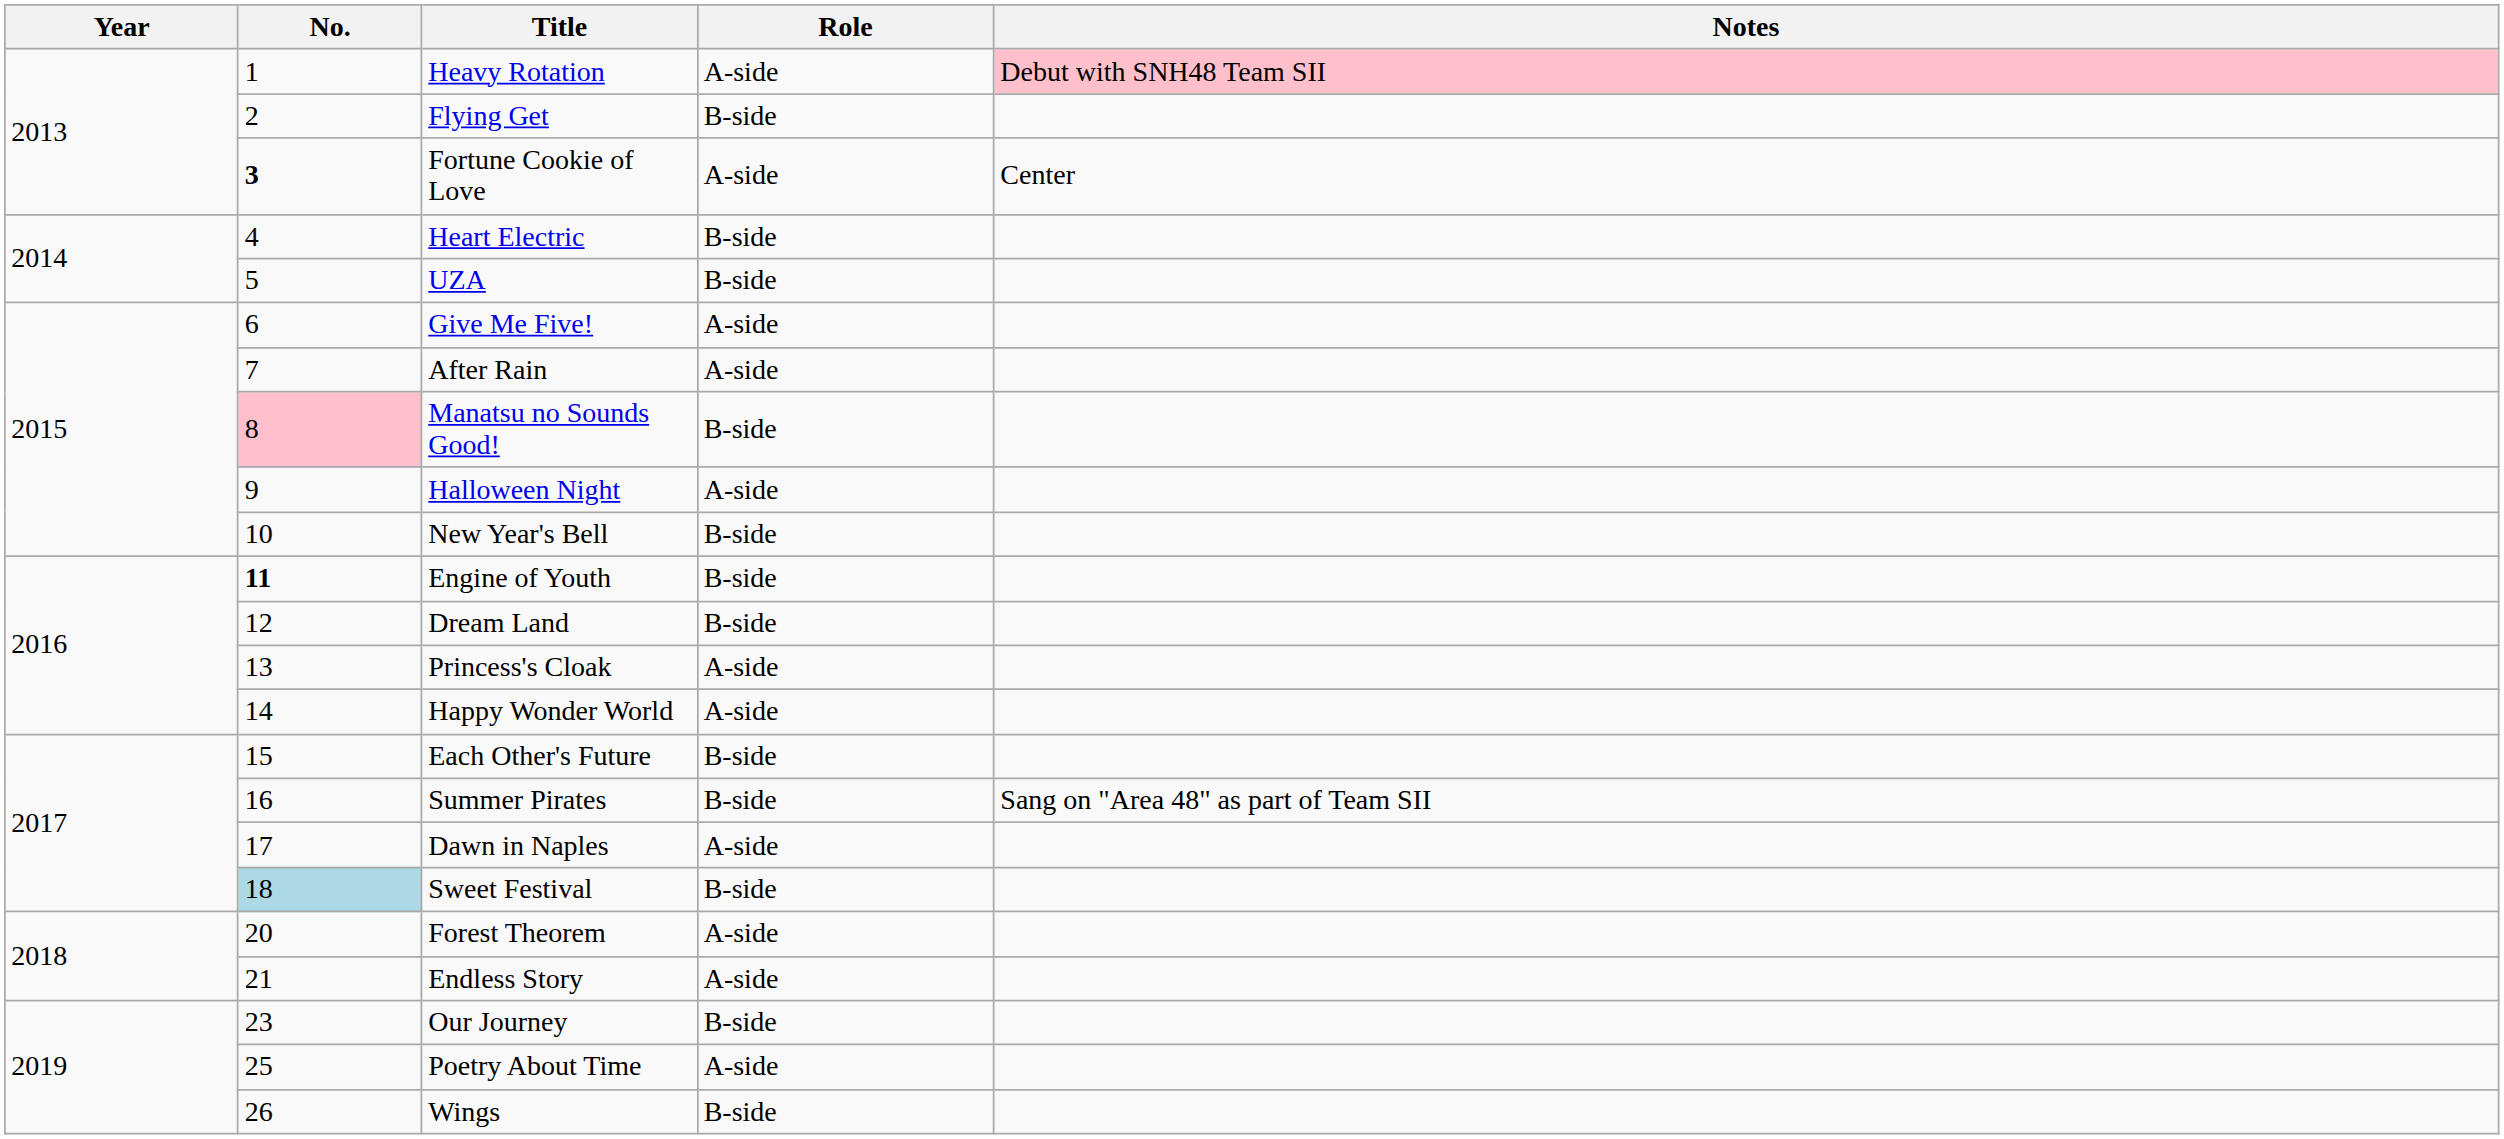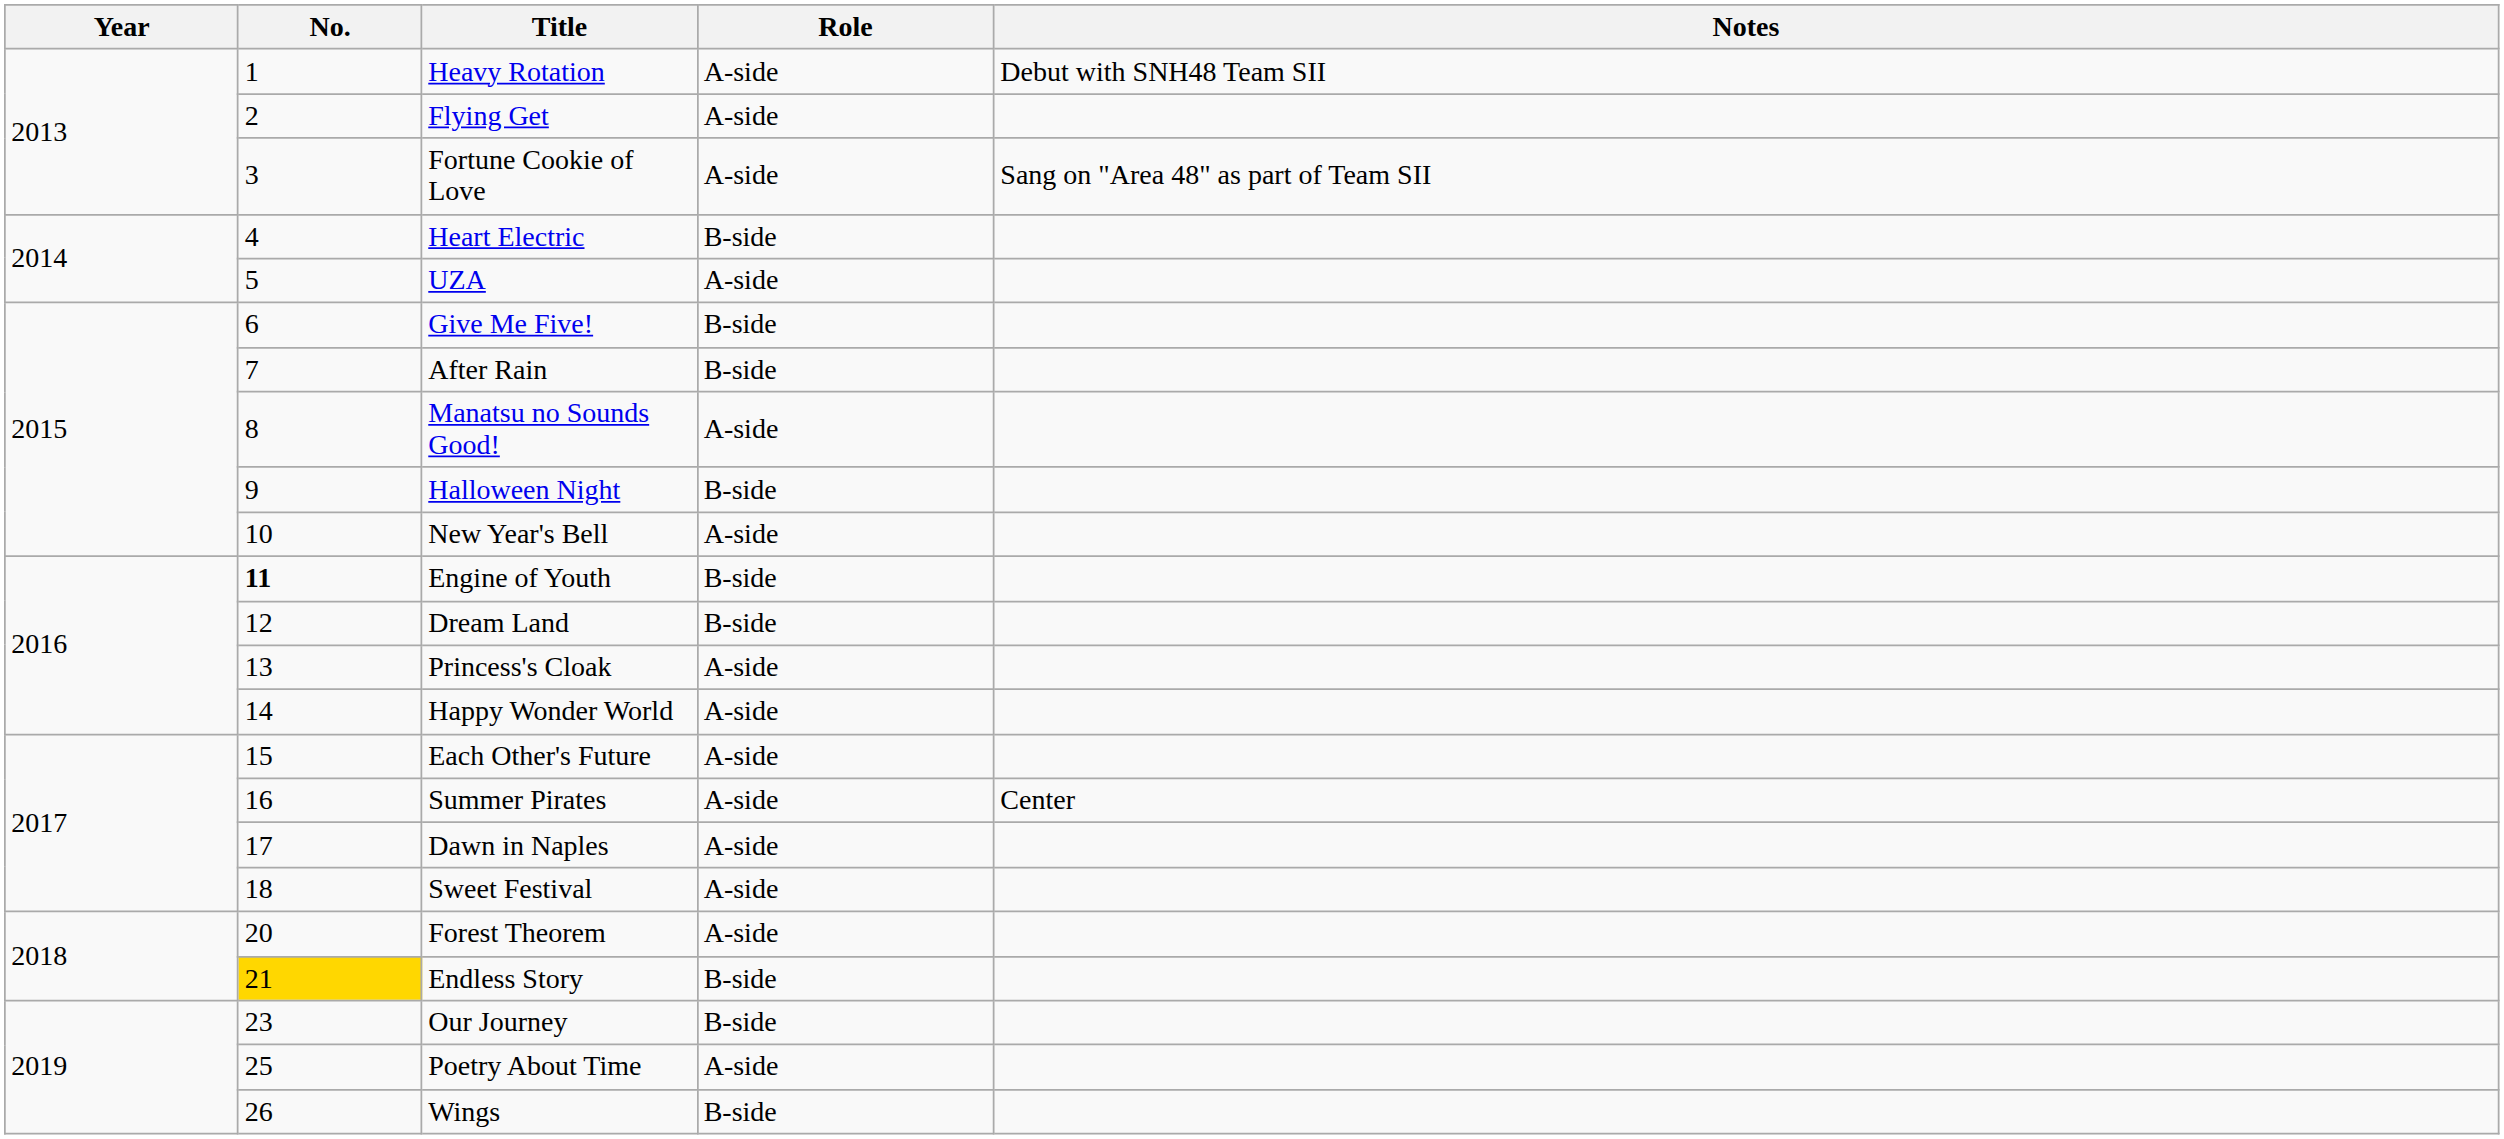(1163, 71) pink background -> (1163, 71) no background
(740, 115) B-side -> (741, 115) A-side
(252, 175) bold -> (252, 175) normal
(1038, 175) Center -> (1216, 175) Sang on "Area 48" as part of Team SII
(740, 280) B-side -> (741, 280) A-side
(741, 324) A-side -> (740, 324) B-side
(741, 369) A-side -> (740, 369) B-side
(252, 429) pink background -> (252, 429) no background
(740, 429) B-side -> (741, 429) A-side
(741, 489) A-side -> (740, 489) B-side
(740, 533) B-side -> (741, 533) A-side
(740, 755) B-side -> (741, 755) A-side
(740, 800) B-side -> (741, 800) A-side
(1216, 800) Sang on "Area 48" as part of Team SII -> (1038, 800) Center
(259, 889) lightblue background -> (259, 889) no background
(740, 889) B-side -> (741, 889) A-side
(259, 977) no background -> (259, 977) gold background
(741, 977) A-side -> (740, 977) B-side
